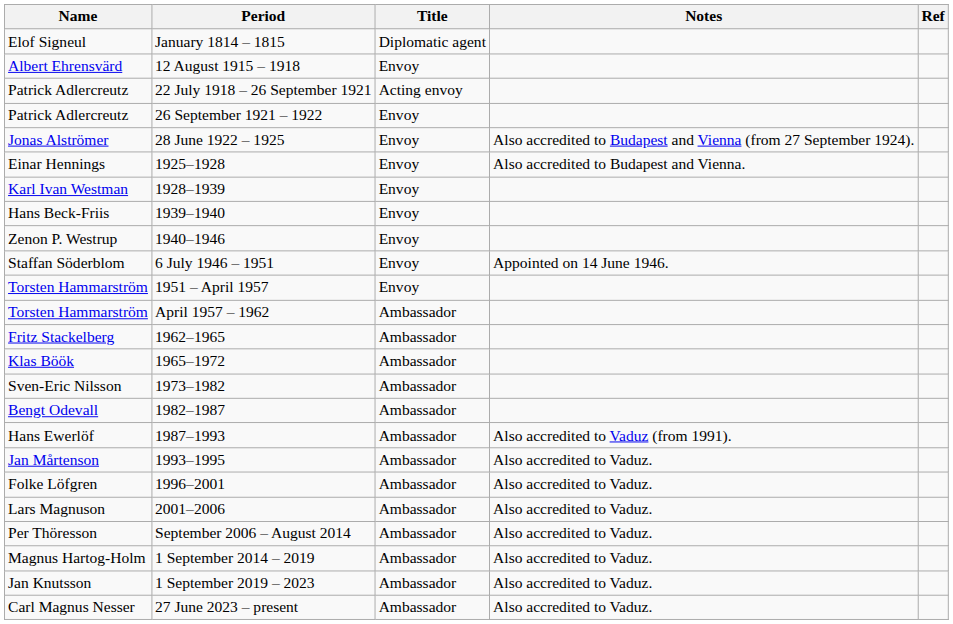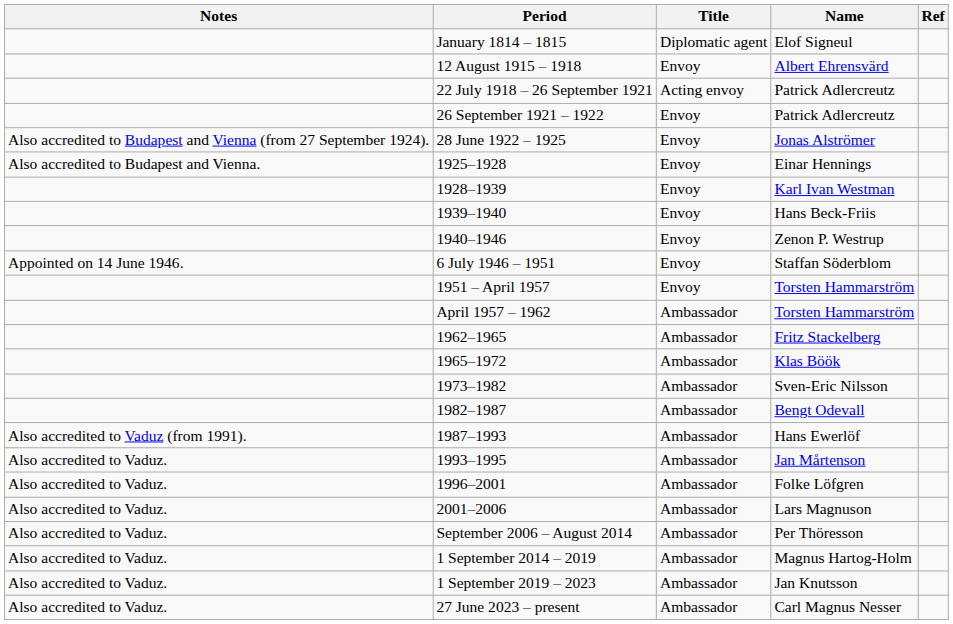columns swapped: (78, 16) <-> (704, 16)
